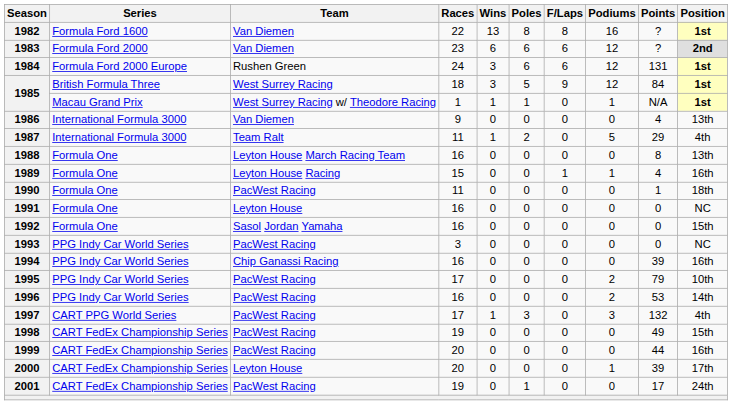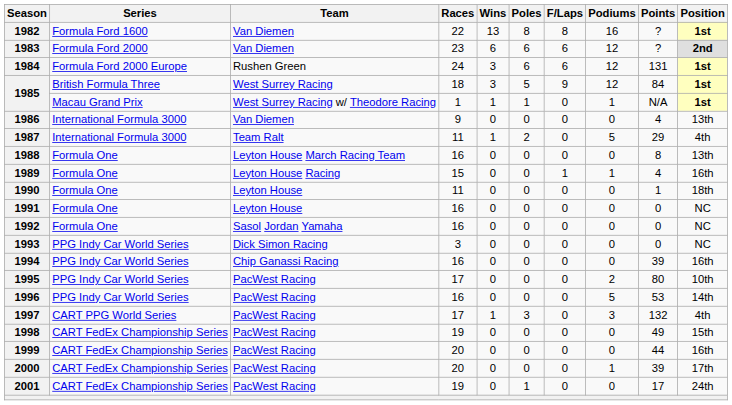(274, 191) PacWest Racing -> (268, 191) Leyton House
(703, 227) 15th -> (703, 227) NC
(274, 244) PacWest Racing -> (280, 244) Dick Simon Racing
(658, 280) 79 -> (658, 280) 80
(612, 298) 2 -> (612, 298) 5
(268, 369) Leyton House -> (274, 369) PacWest Racing
